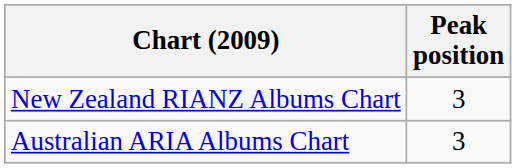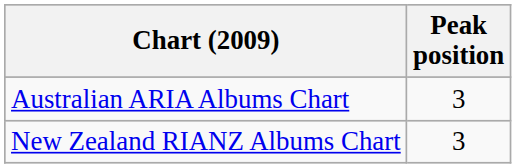rows swapped: (180, 141) <-> (206, 98)
